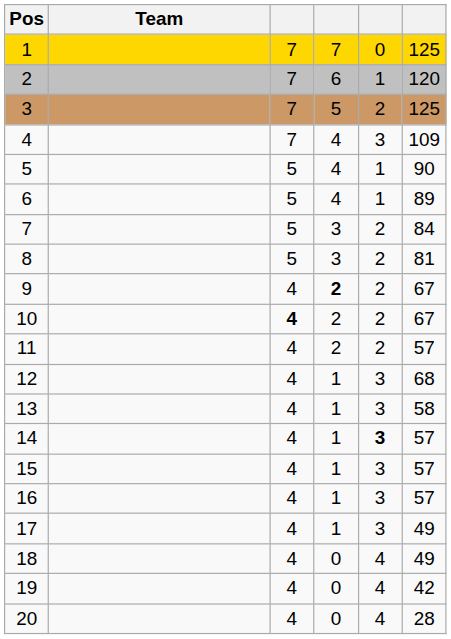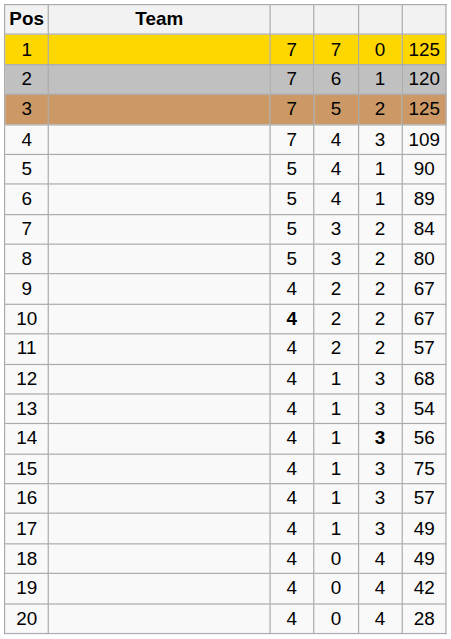(424, 259) 81 -> (424, 259) 80
(336, 288) bold -> (336, 288) normal
(424, 408) 58 -> (424, 408) 54
(424, 438) 57 -> (424, 438) 56
(424, 468) 57 -> (424, 468) 75
